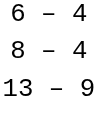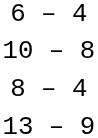+ row: (49, 51)
